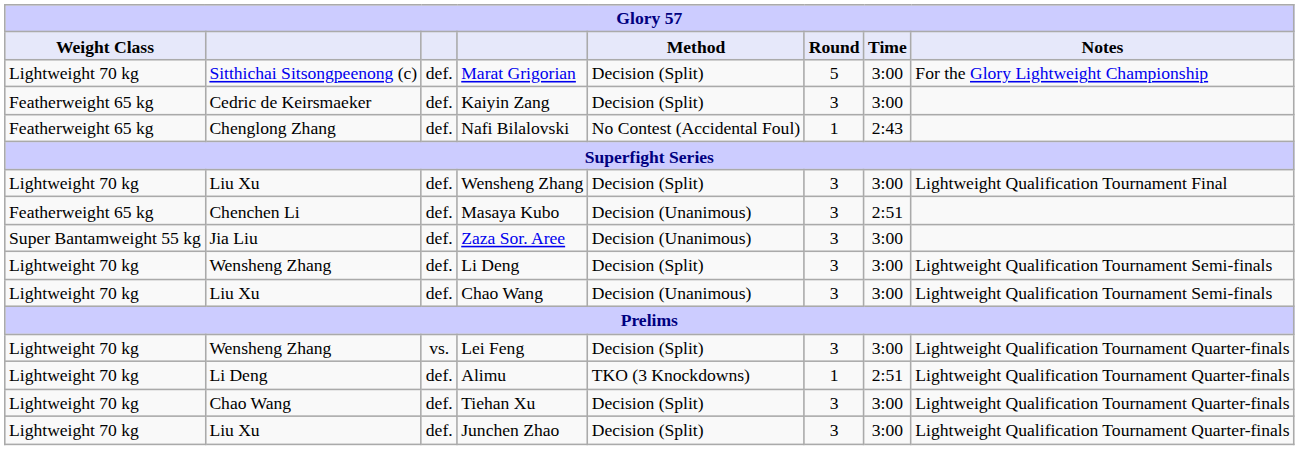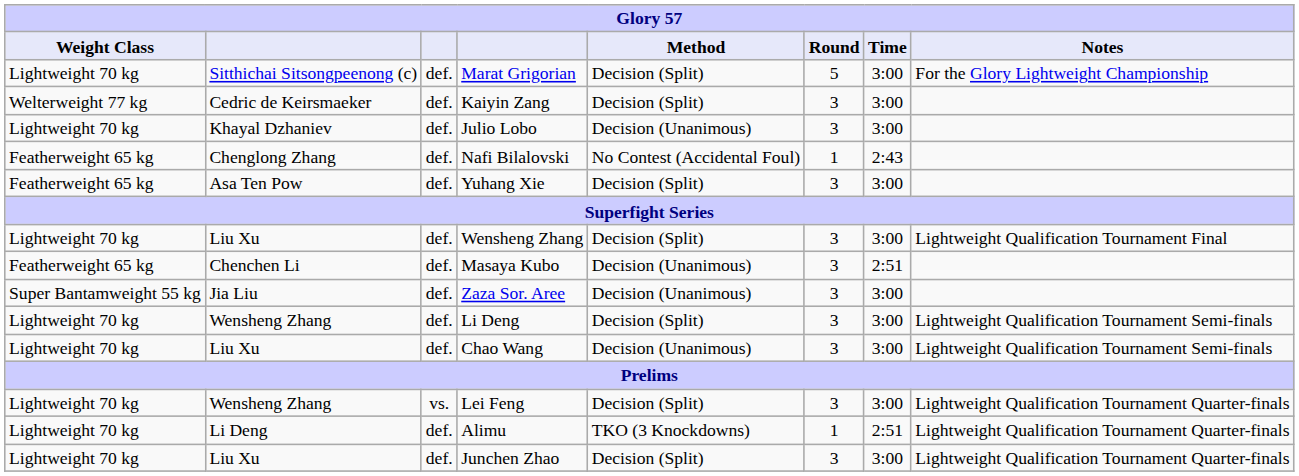(81, 101) Featherweight 65 kg -> (78, 101) Welterweight 77 kg
+ row: (499, 128)
+ row: (503, 183)
- row: (498, 403)
